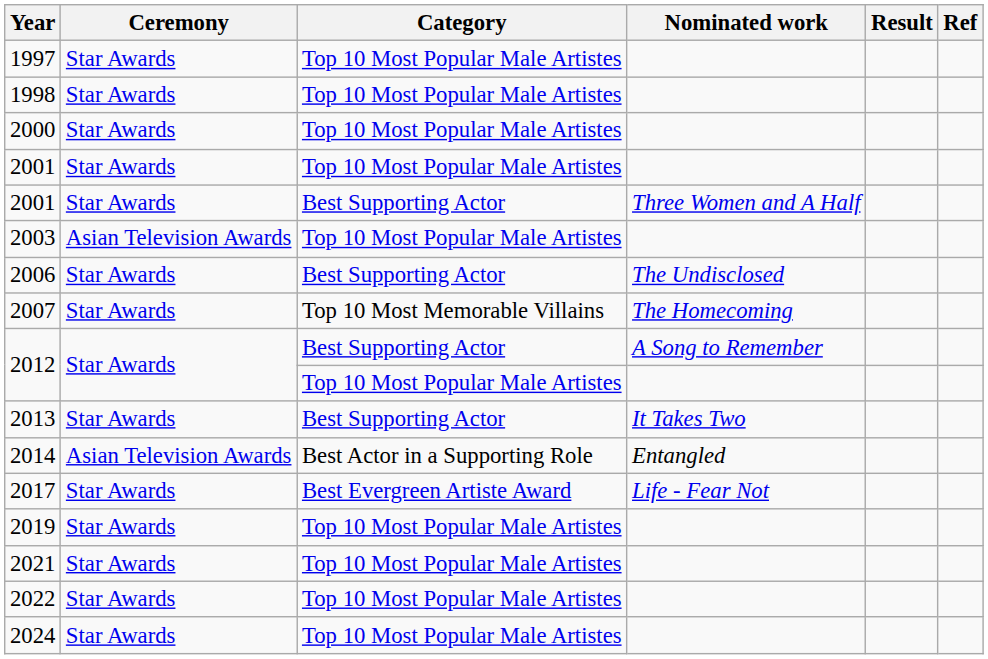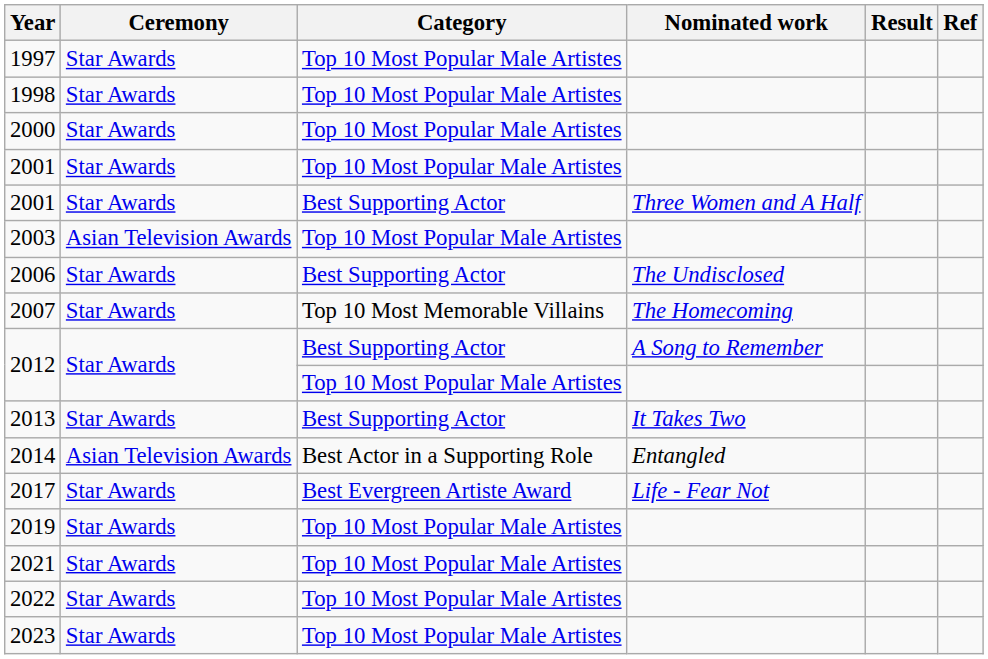+ row: (33, 635)
- row: (33, 635)
